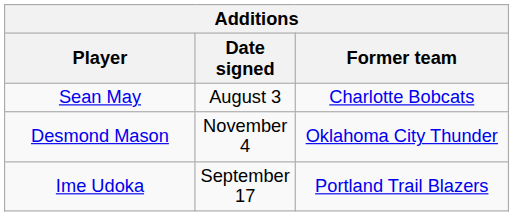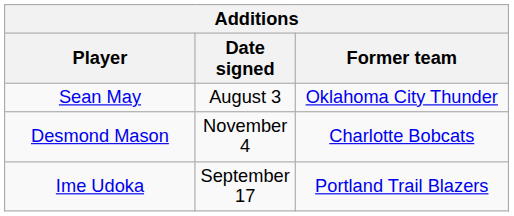(402, 97) Charlotte Bobcats -> (402, 97) Oklahoma City Thunder
(402, 136) Oklahoma City Thunder -> (402, 136) Charlotte Bobcats
